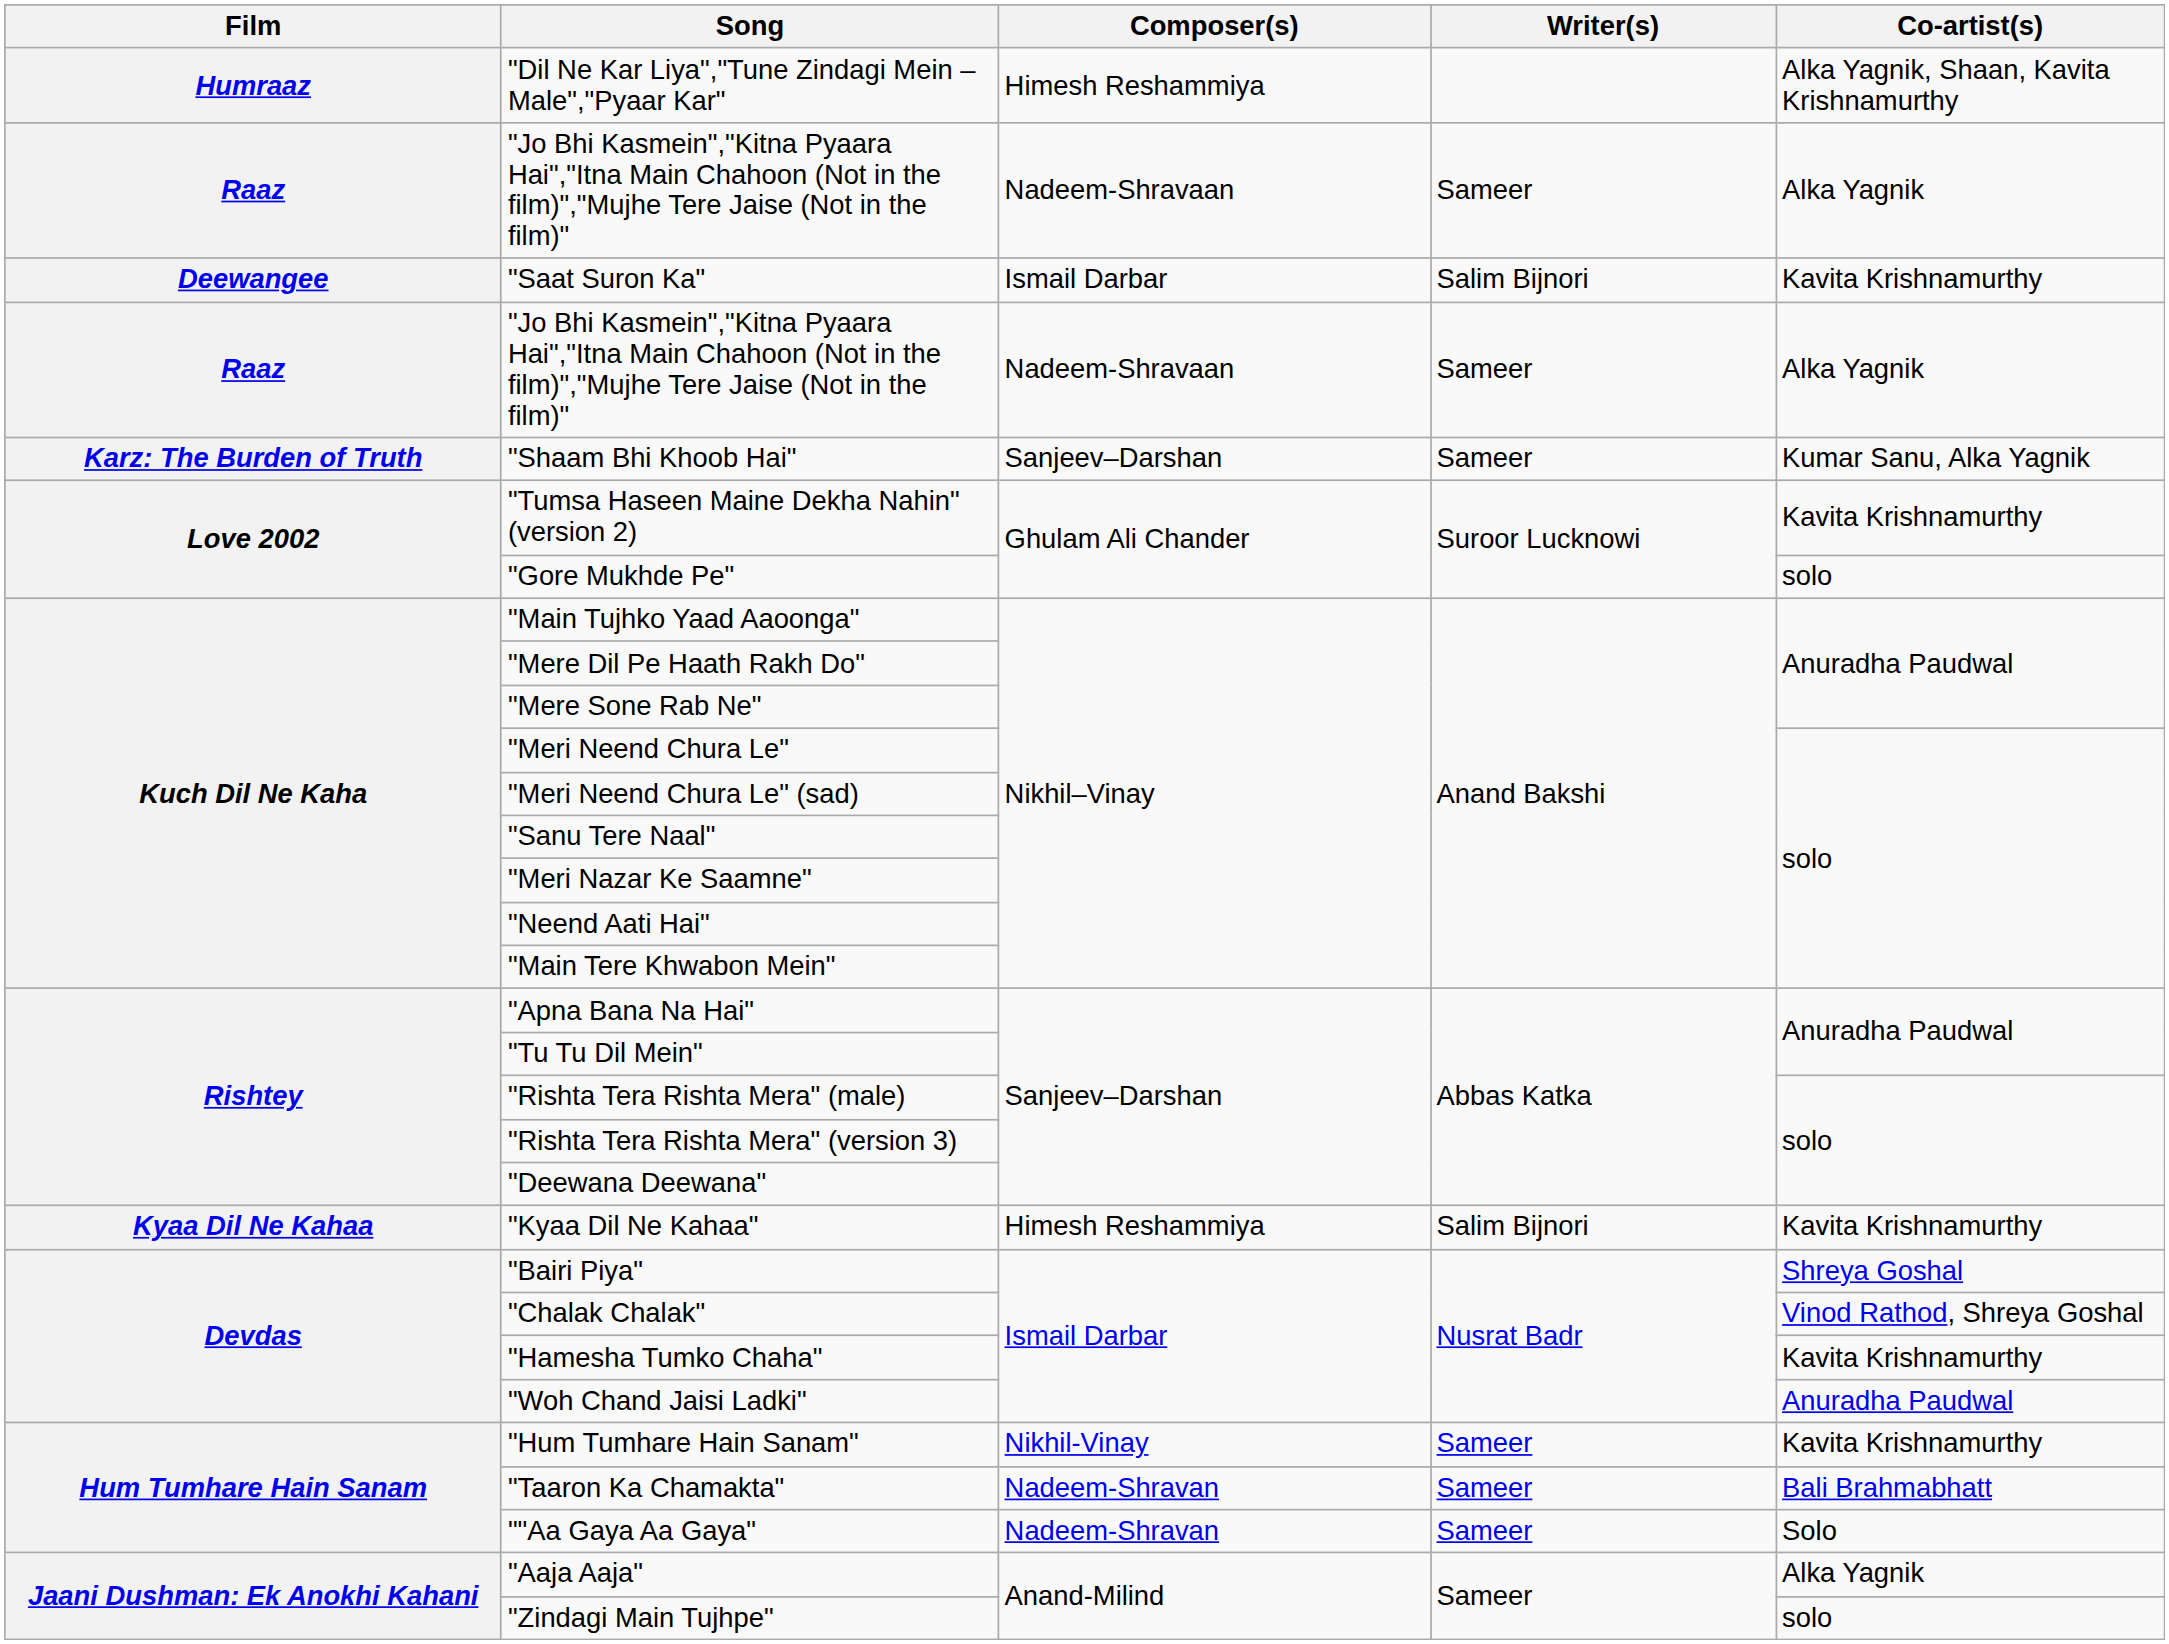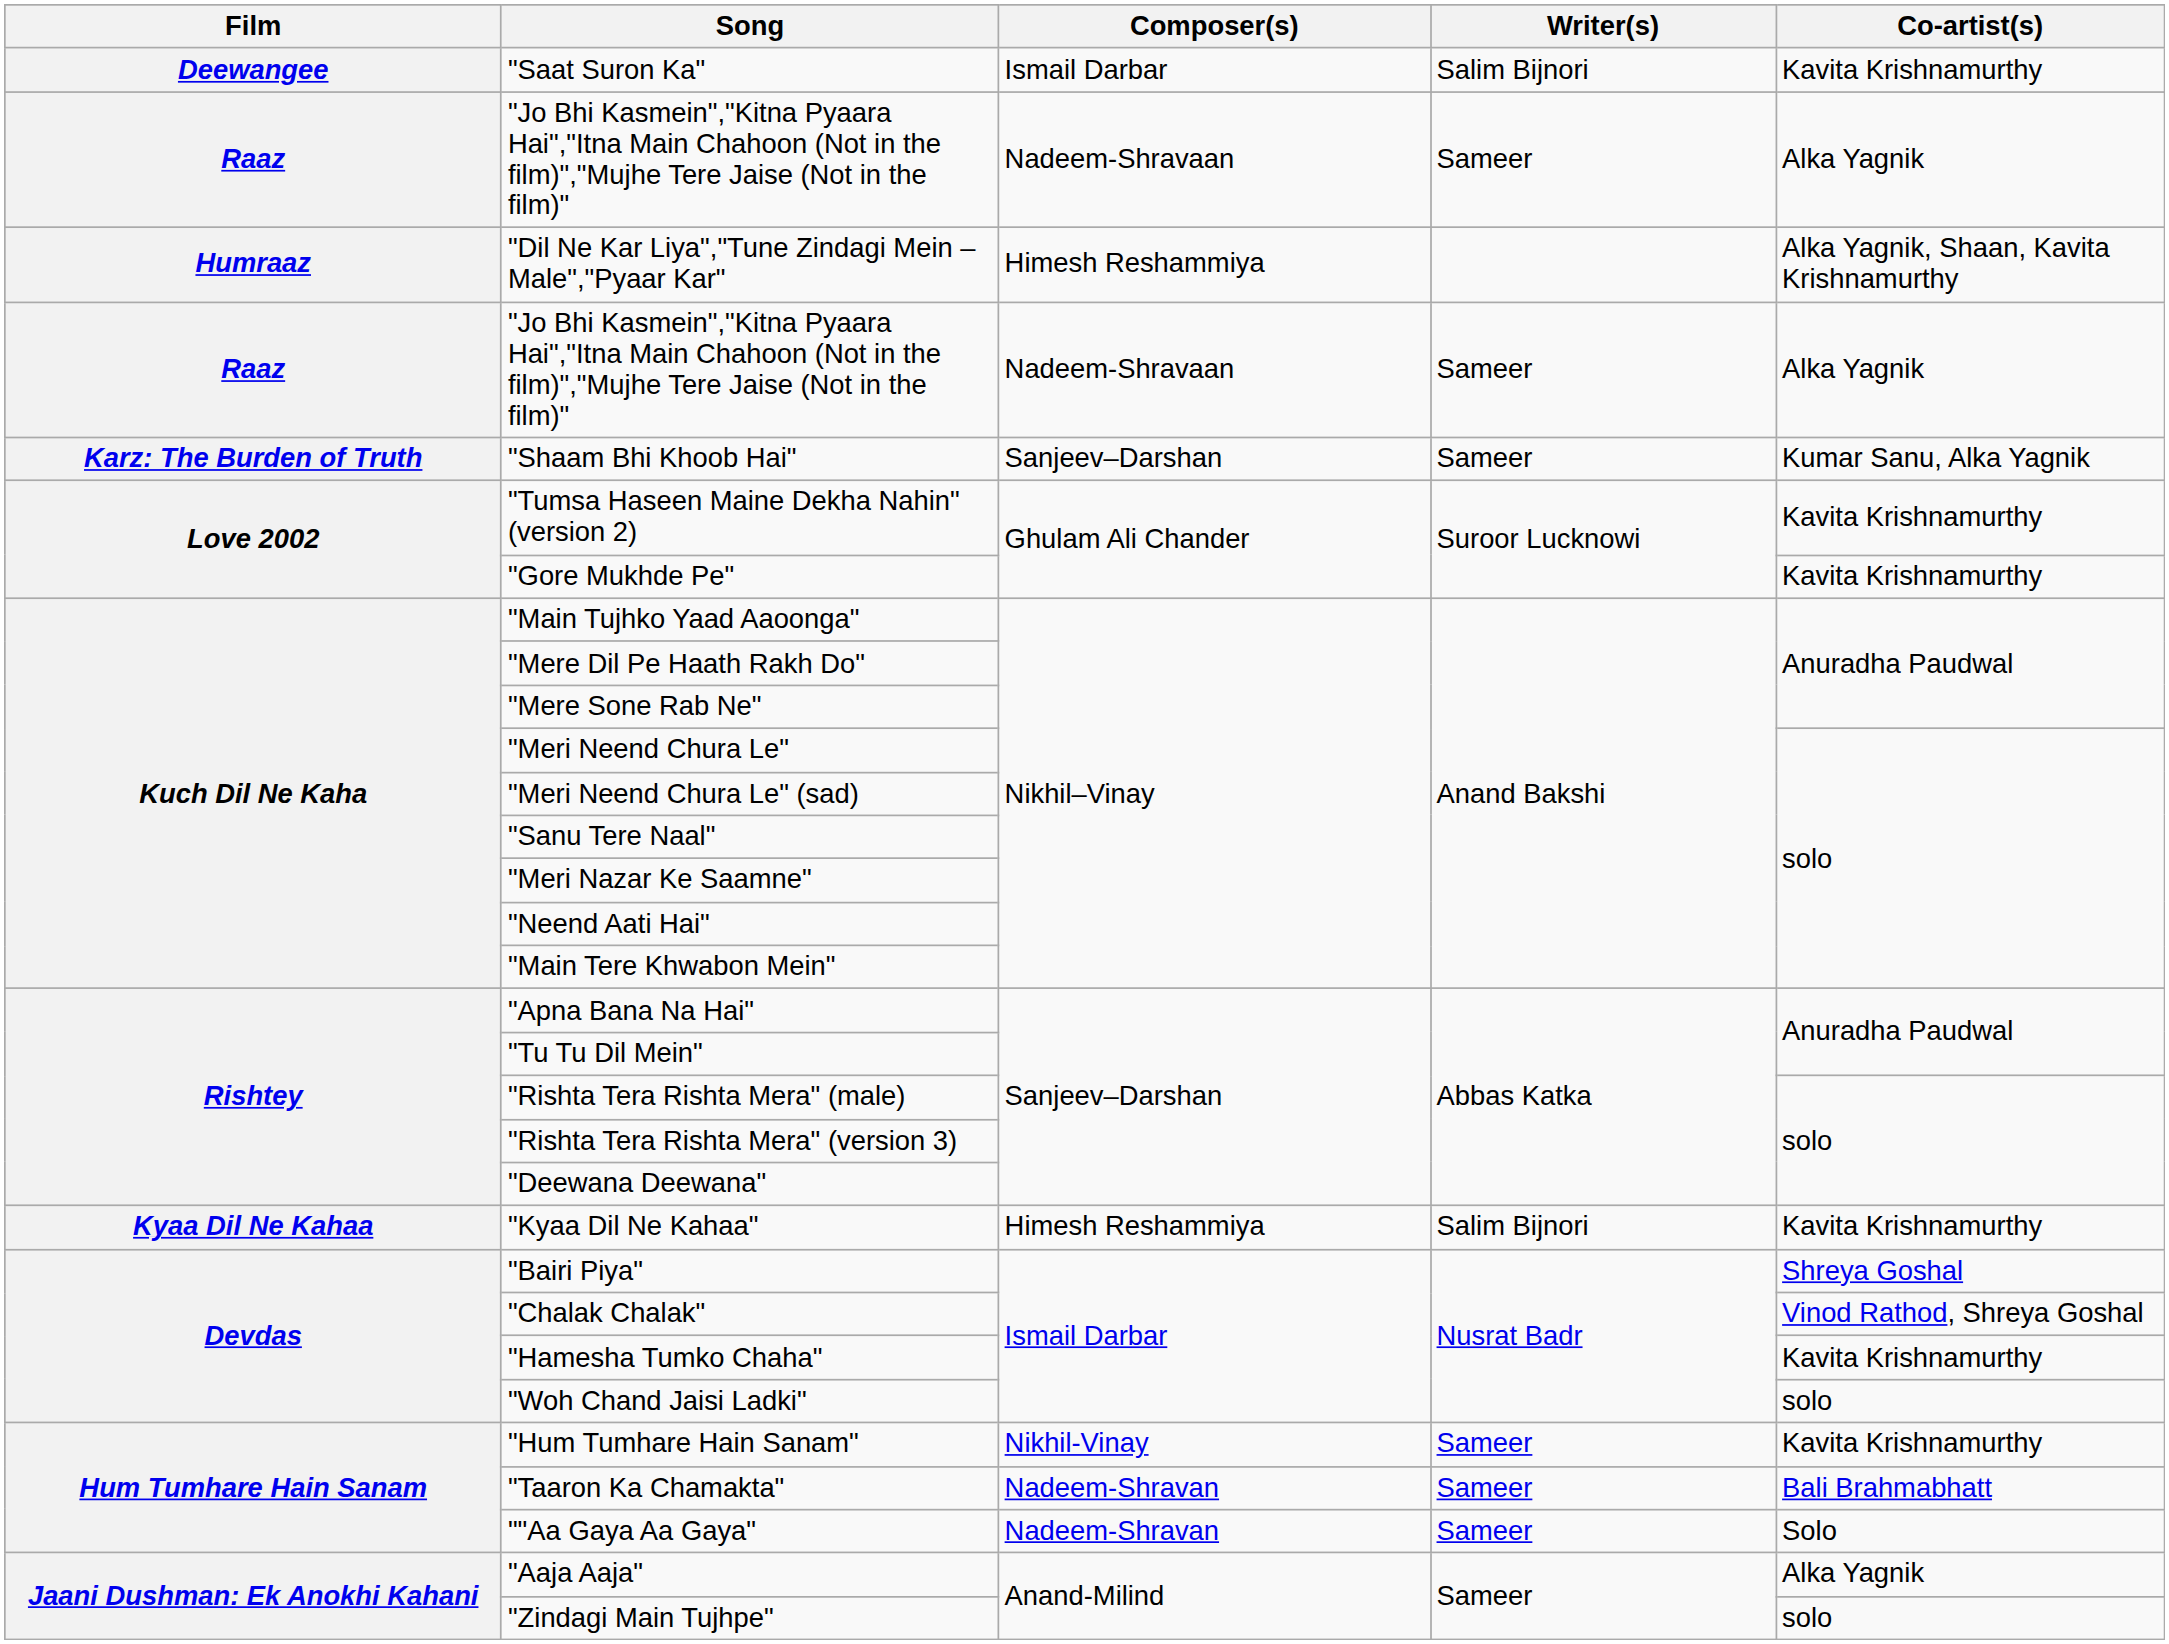rows swapped: (253, 279) <-> (253, 84)
(1807, 576) solo -> (1912, 576) Kavita Krishnamurthy
(1898, 1400) Anuradha Paudwal -> (1807, 1400) solo
